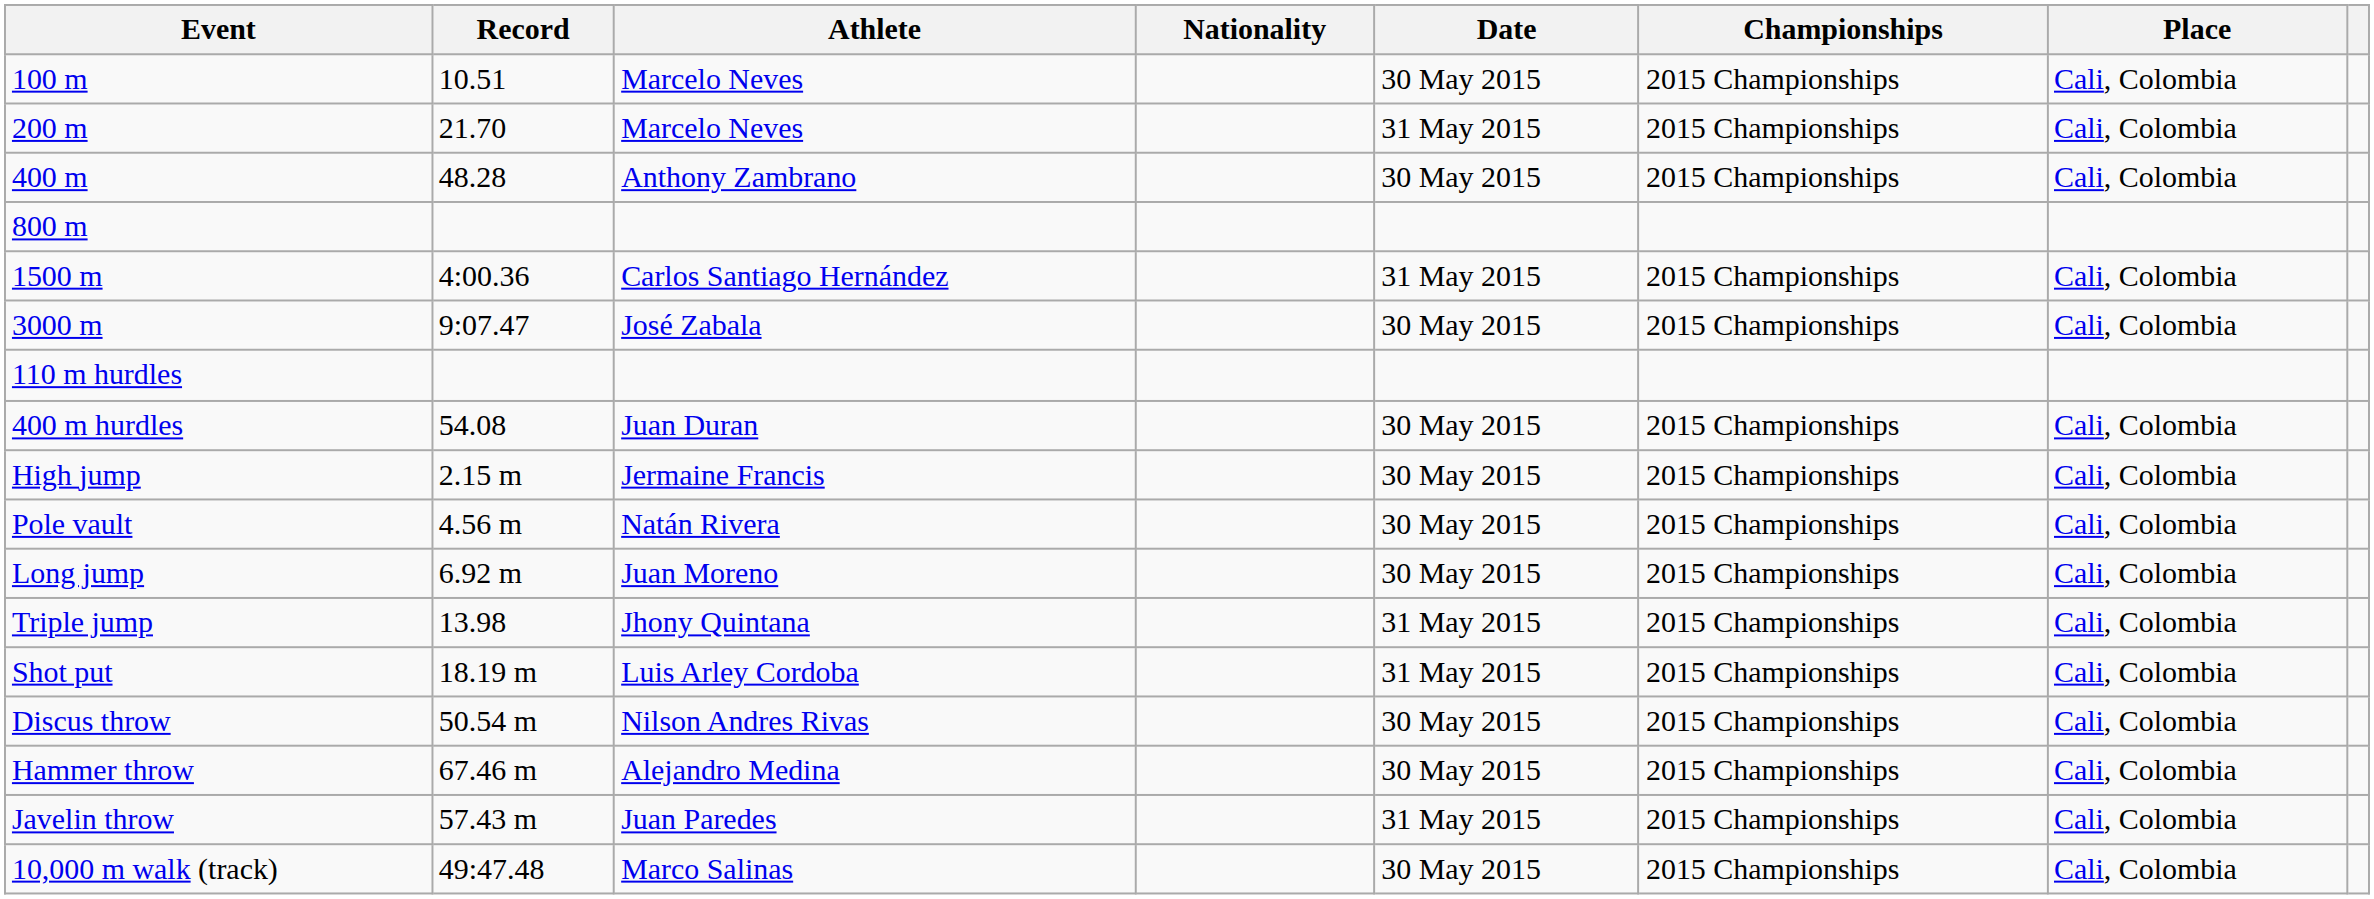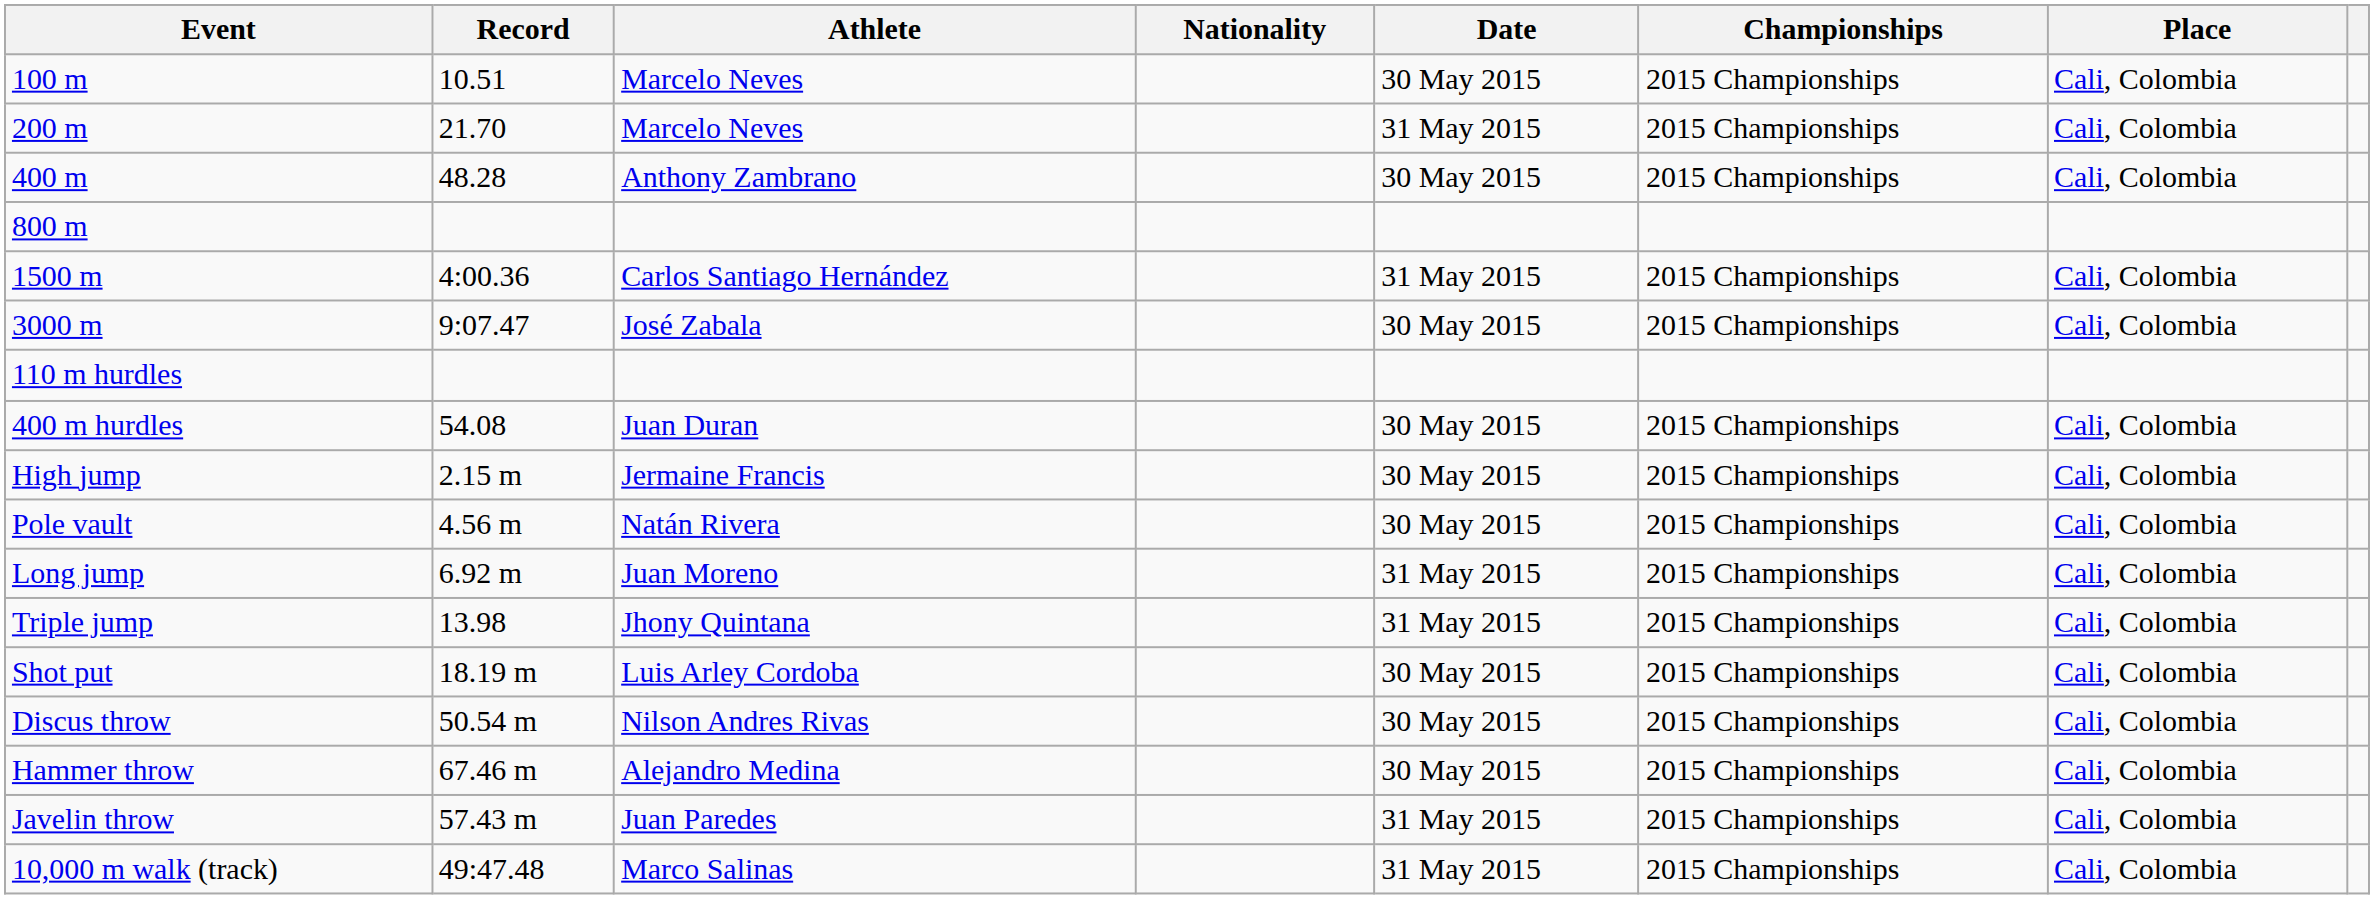(1461, 572) 30 May 2015 -> (1461, 572) 31 May 2015
(1461, 671) 31 May 2015 -> (1461, 671) 30 May 2015
(1461, 868) 30 May 2015 -> (1461, 868) 31 May 2015
